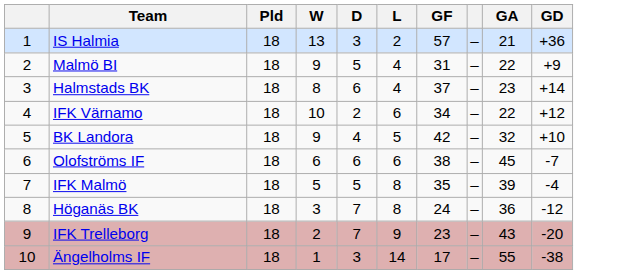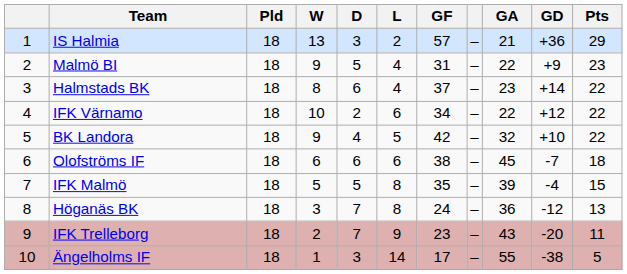+ column: (597, 16)
